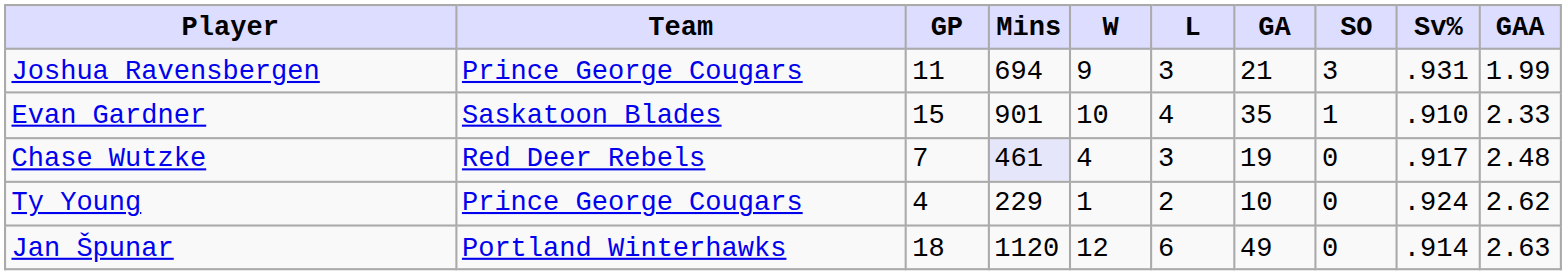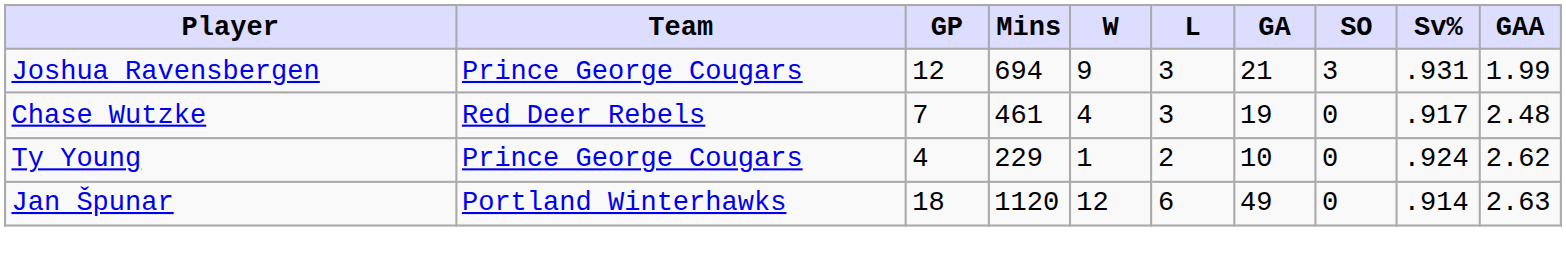(929, 71) 11 -> (929, 71) 12
- row: (109, 115)
(1019, 159) lavender background -> (1019, 115) no background
